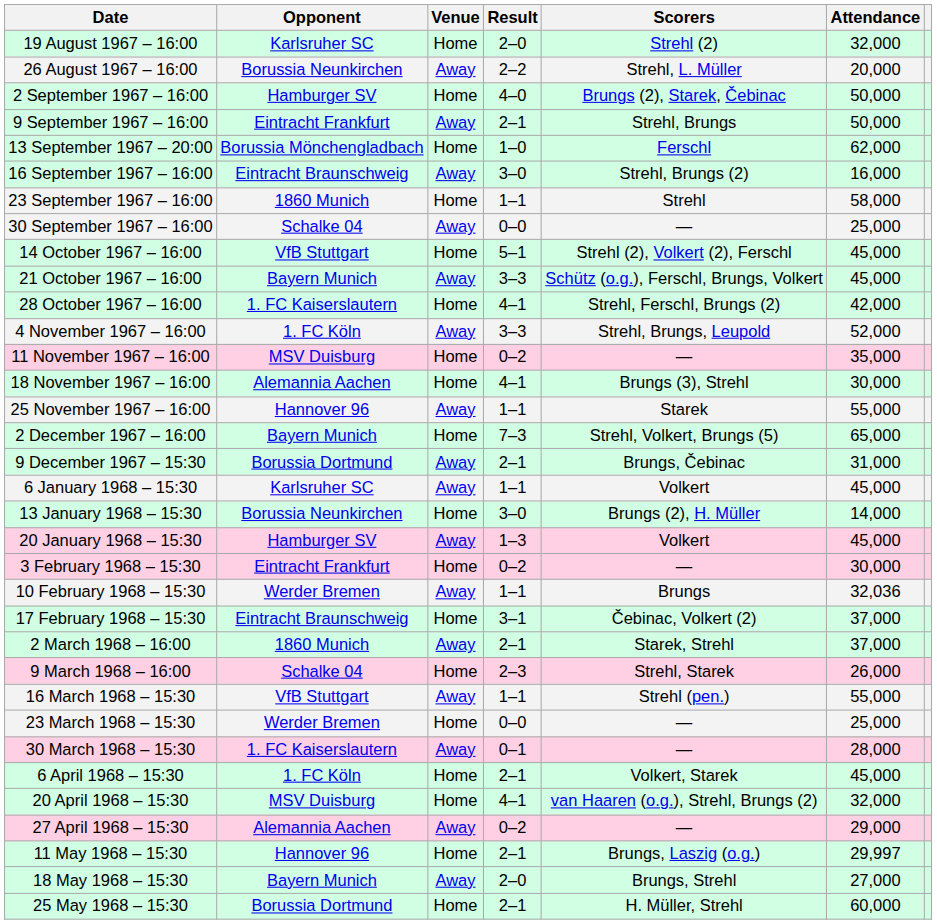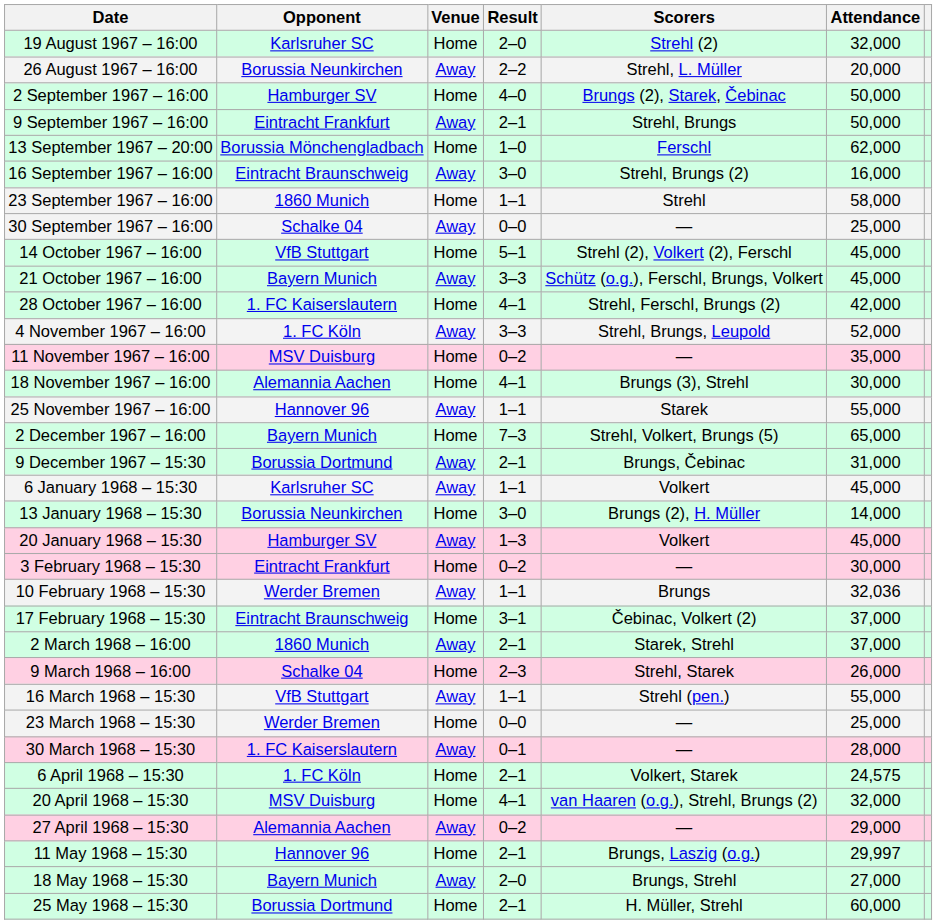(875, 775) 45,000 -> (875, 775) 24,575
